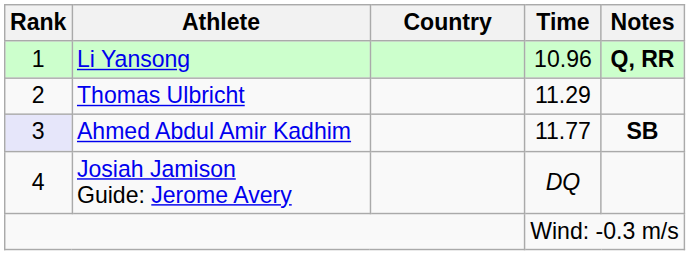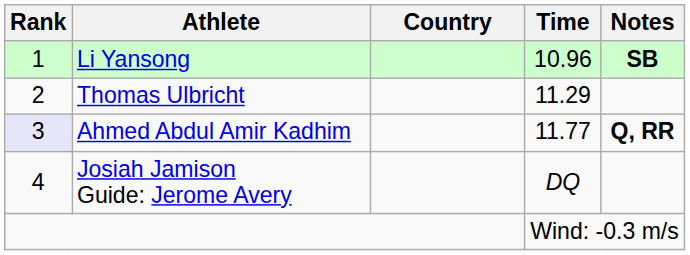(642, 59) Q, RR -> (642, 59) SB
(642, 132) SB -> (642, 132) Q, RR
